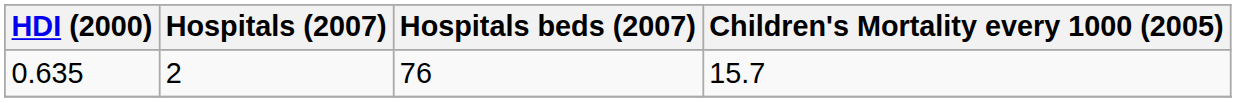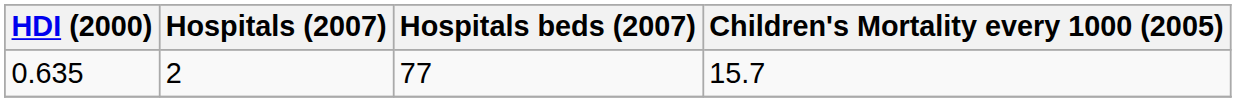(416, 73) 76 -> (416, 73) 77
